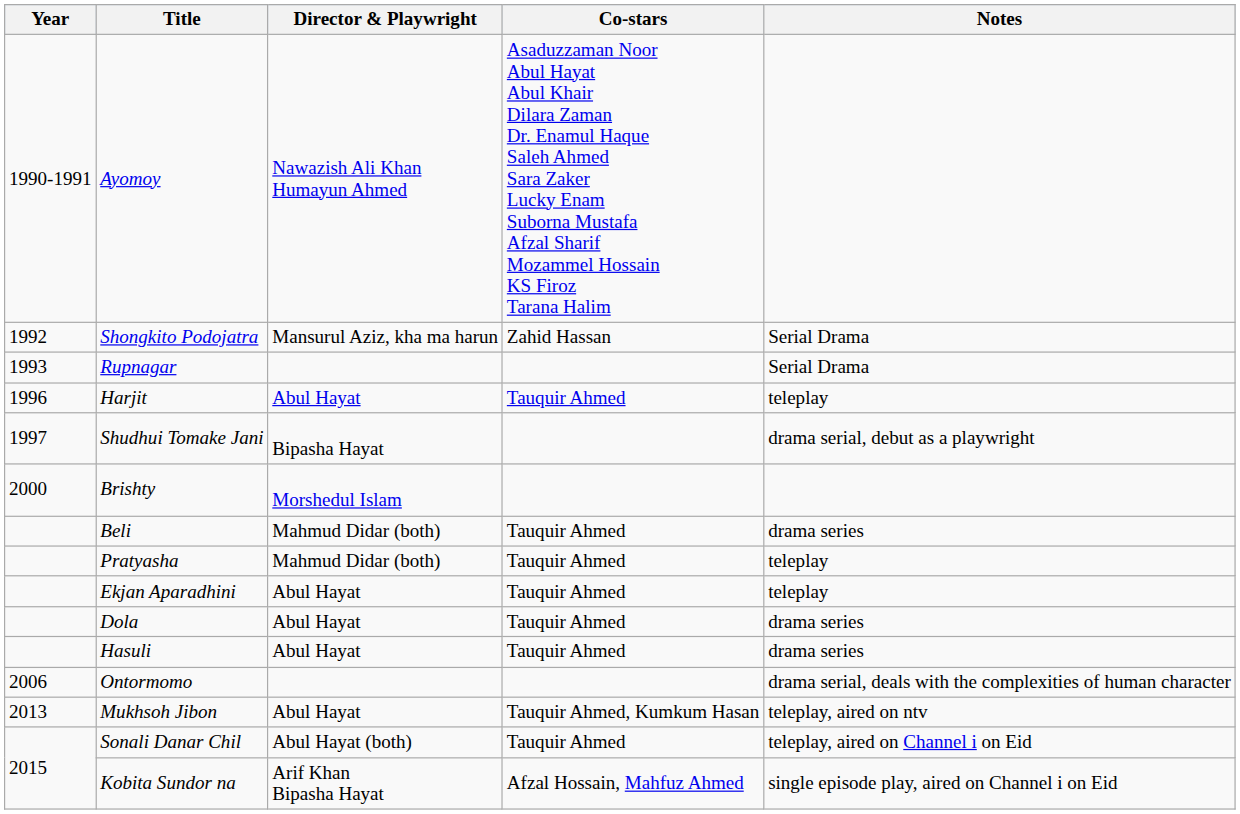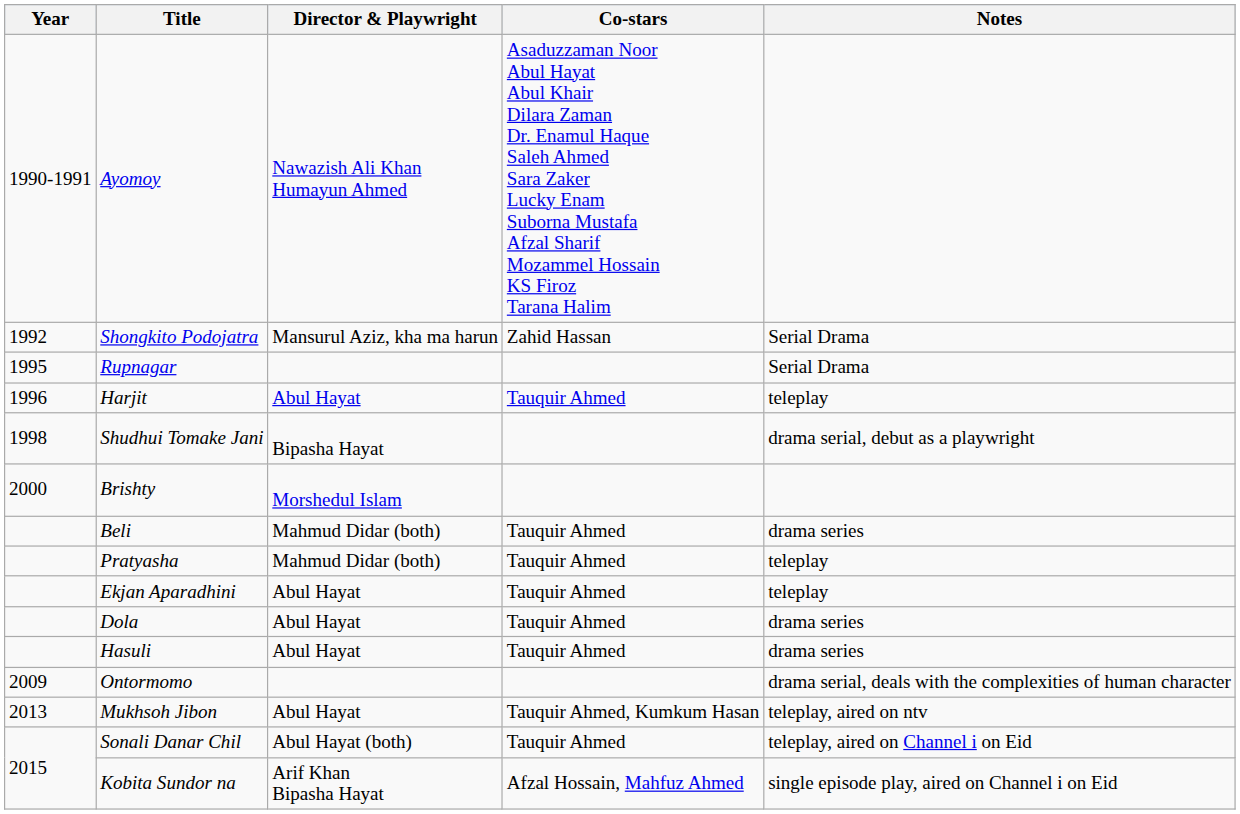(28, 367) 1993 -> (28, 367) 1995
(28, 438) 1997 -> (28, 438) 1998
(28, 681) 2006 -> (28, 681) 2009
